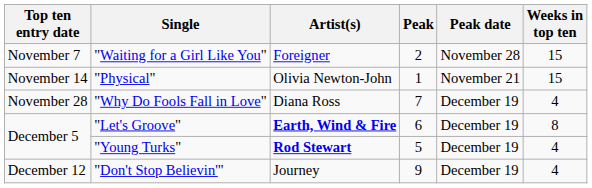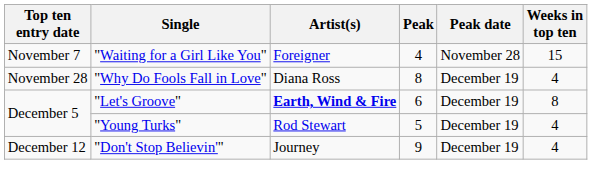(418, 55) 2 -> (418, 55) 4
- row: (125, 78)
(418, 101) 7 -> (418, 78) 8
(312, 147) bold -> (310, 124) normal
